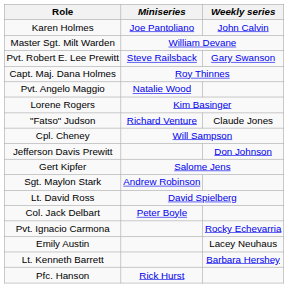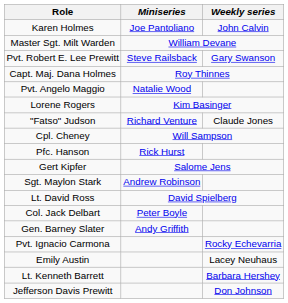rows swapped: (63, 275) <-> (63, 151)
+ row: (63, 228)
